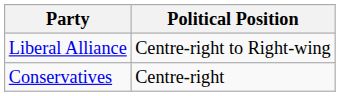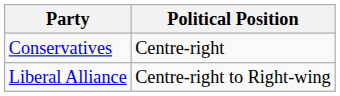rows swapped: (60, 76) <-> (68, 47)
